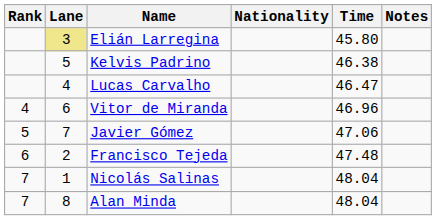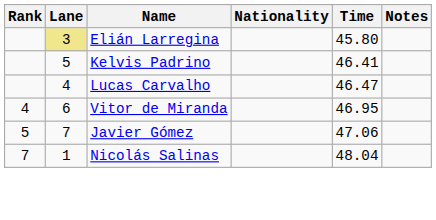(357, 63) 46.38 -> (357, 63) 46.41
(357, 109) 46.96 -> (357, 109) 46.95
- row: (159, 156)
- row: (133, 203)
